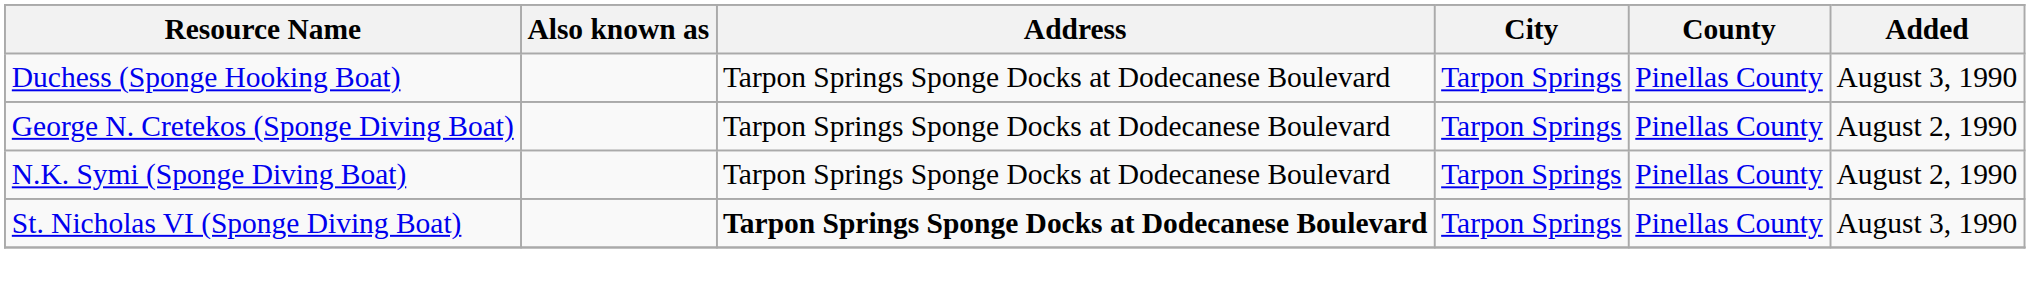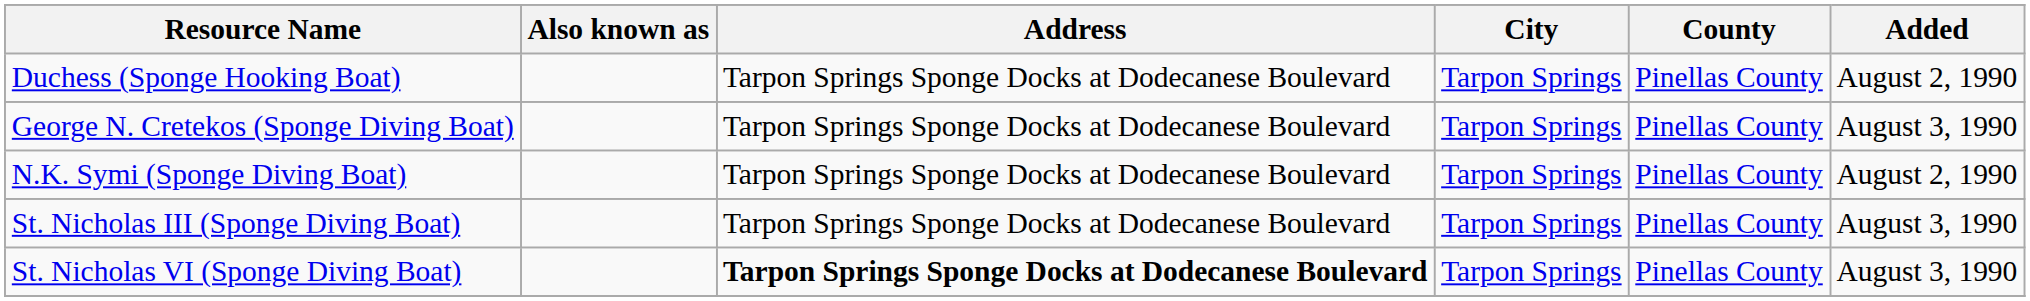(1927, 77) August 3, 1990 -> (1927, 77) August 2, 1990
(1927, 126) August 2, 1990 -> (1927, 126) August 3, 1990
+ row: (236, 223)
